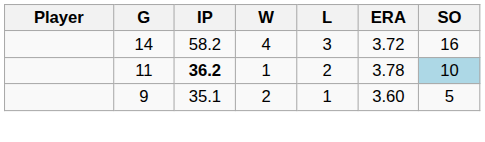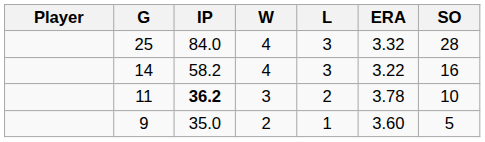+ row: (144, 44)
(388, 44) 3.72 -> (388, 70) 3.22
(266, 70) 1 -> (266, 96) 3
(450, 70) lightblue background -> (450, 96) no background
(205, 96) 35.1 -> (205, 123) 35.0
